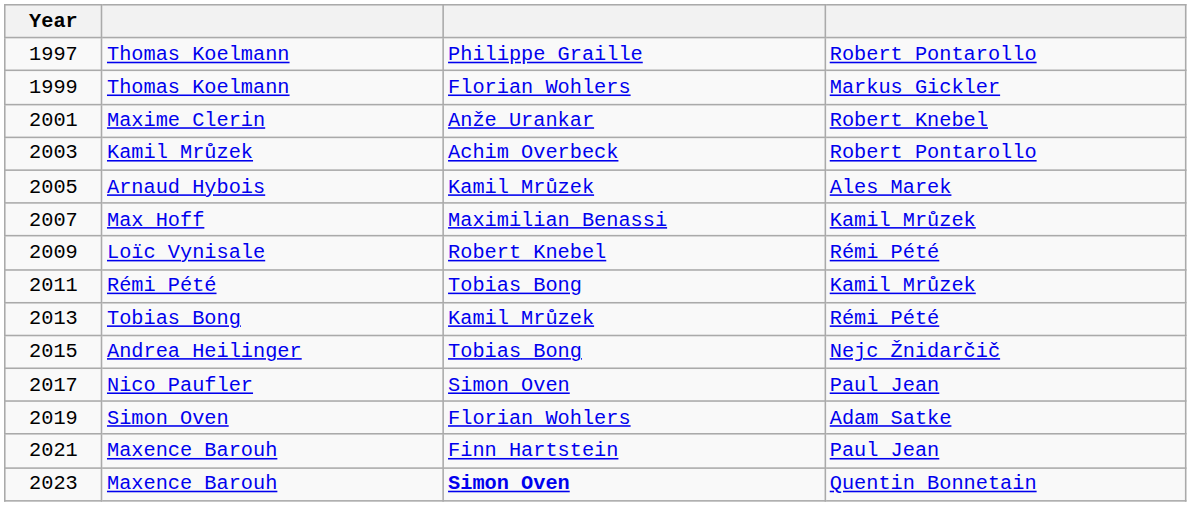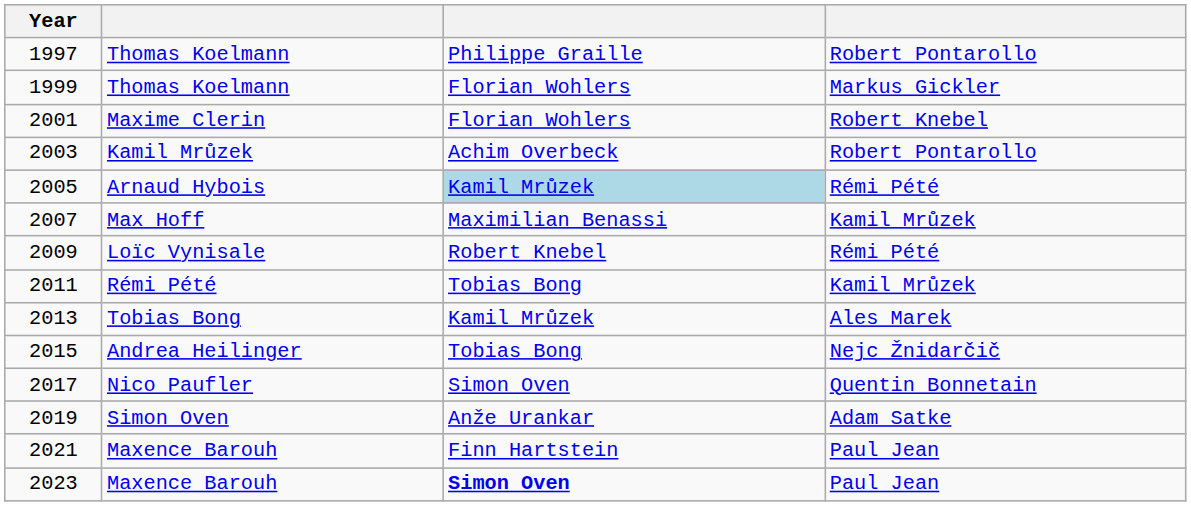(521, 120) Anže Urankar -> (539, 120) Florian Wohlers
(521, 187) no background -> (521, 187) lightblue background
(891, 187) Ales Marek -> (884, 187) Rémi Pété
(884, 319) Rémi Pété -> (891, 319) Ales Marek
(884, 385) Paul Jean -> (933, 385) Quentin Bonnetain
(539, 418) Florian Wohlers -> (521, 418) Anže Urankar
(933, 484) Quentin Bonnetain -> (884, 484) Paul Jean
